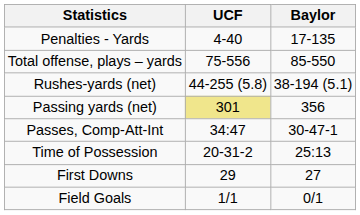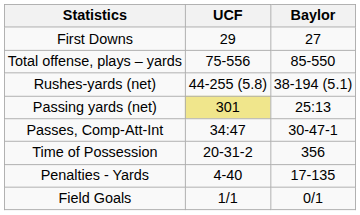rows swapped: (95, 175) <-> (95, 38)
(313, 107) 356 -> (313, 107) 25:13
(313, 152) 25:13 -> (313, 152) 356
